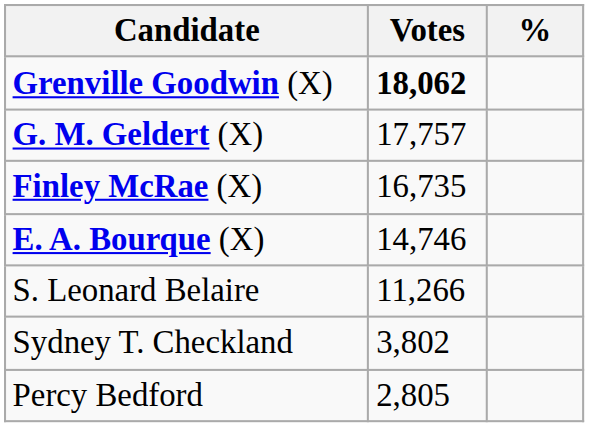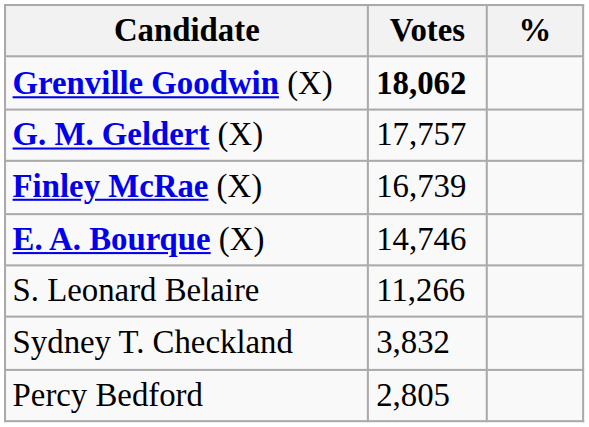(421, 186) 16,735 -> (421, 186) 16,739
(413, 342) 3,802 -> (413, 342) 3,832
